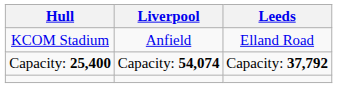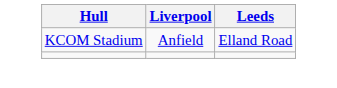- row: (60, 63)
